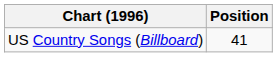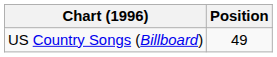(239, 39) 41 -> (239, 39) 49
